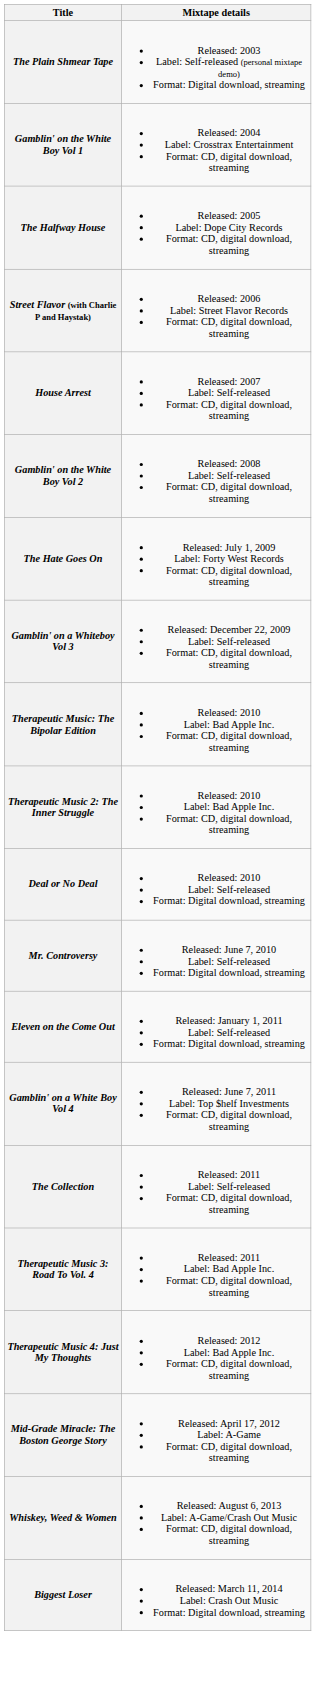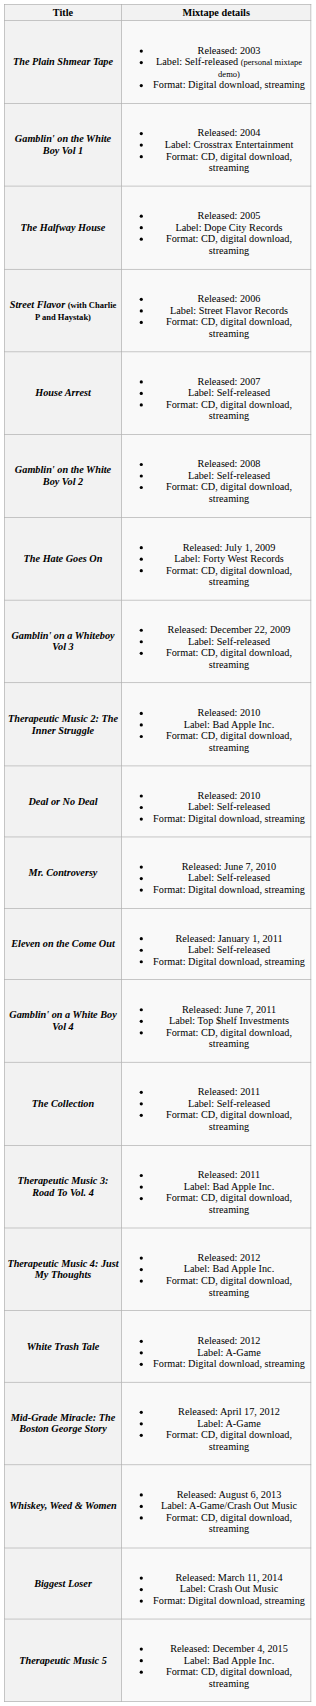- row: (63, 724)
+ row: (63, 1346)
+ row: (63, 1660)
